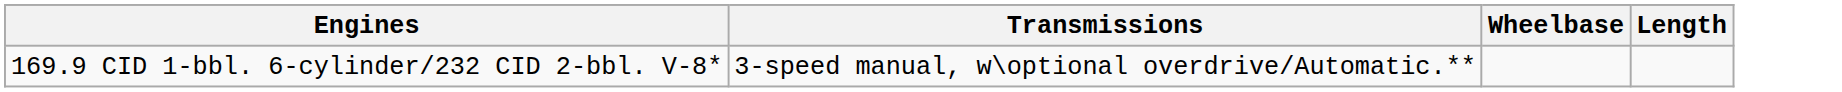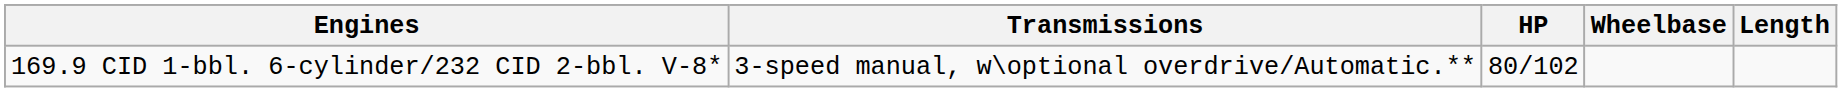+ column: (1533, 26)
